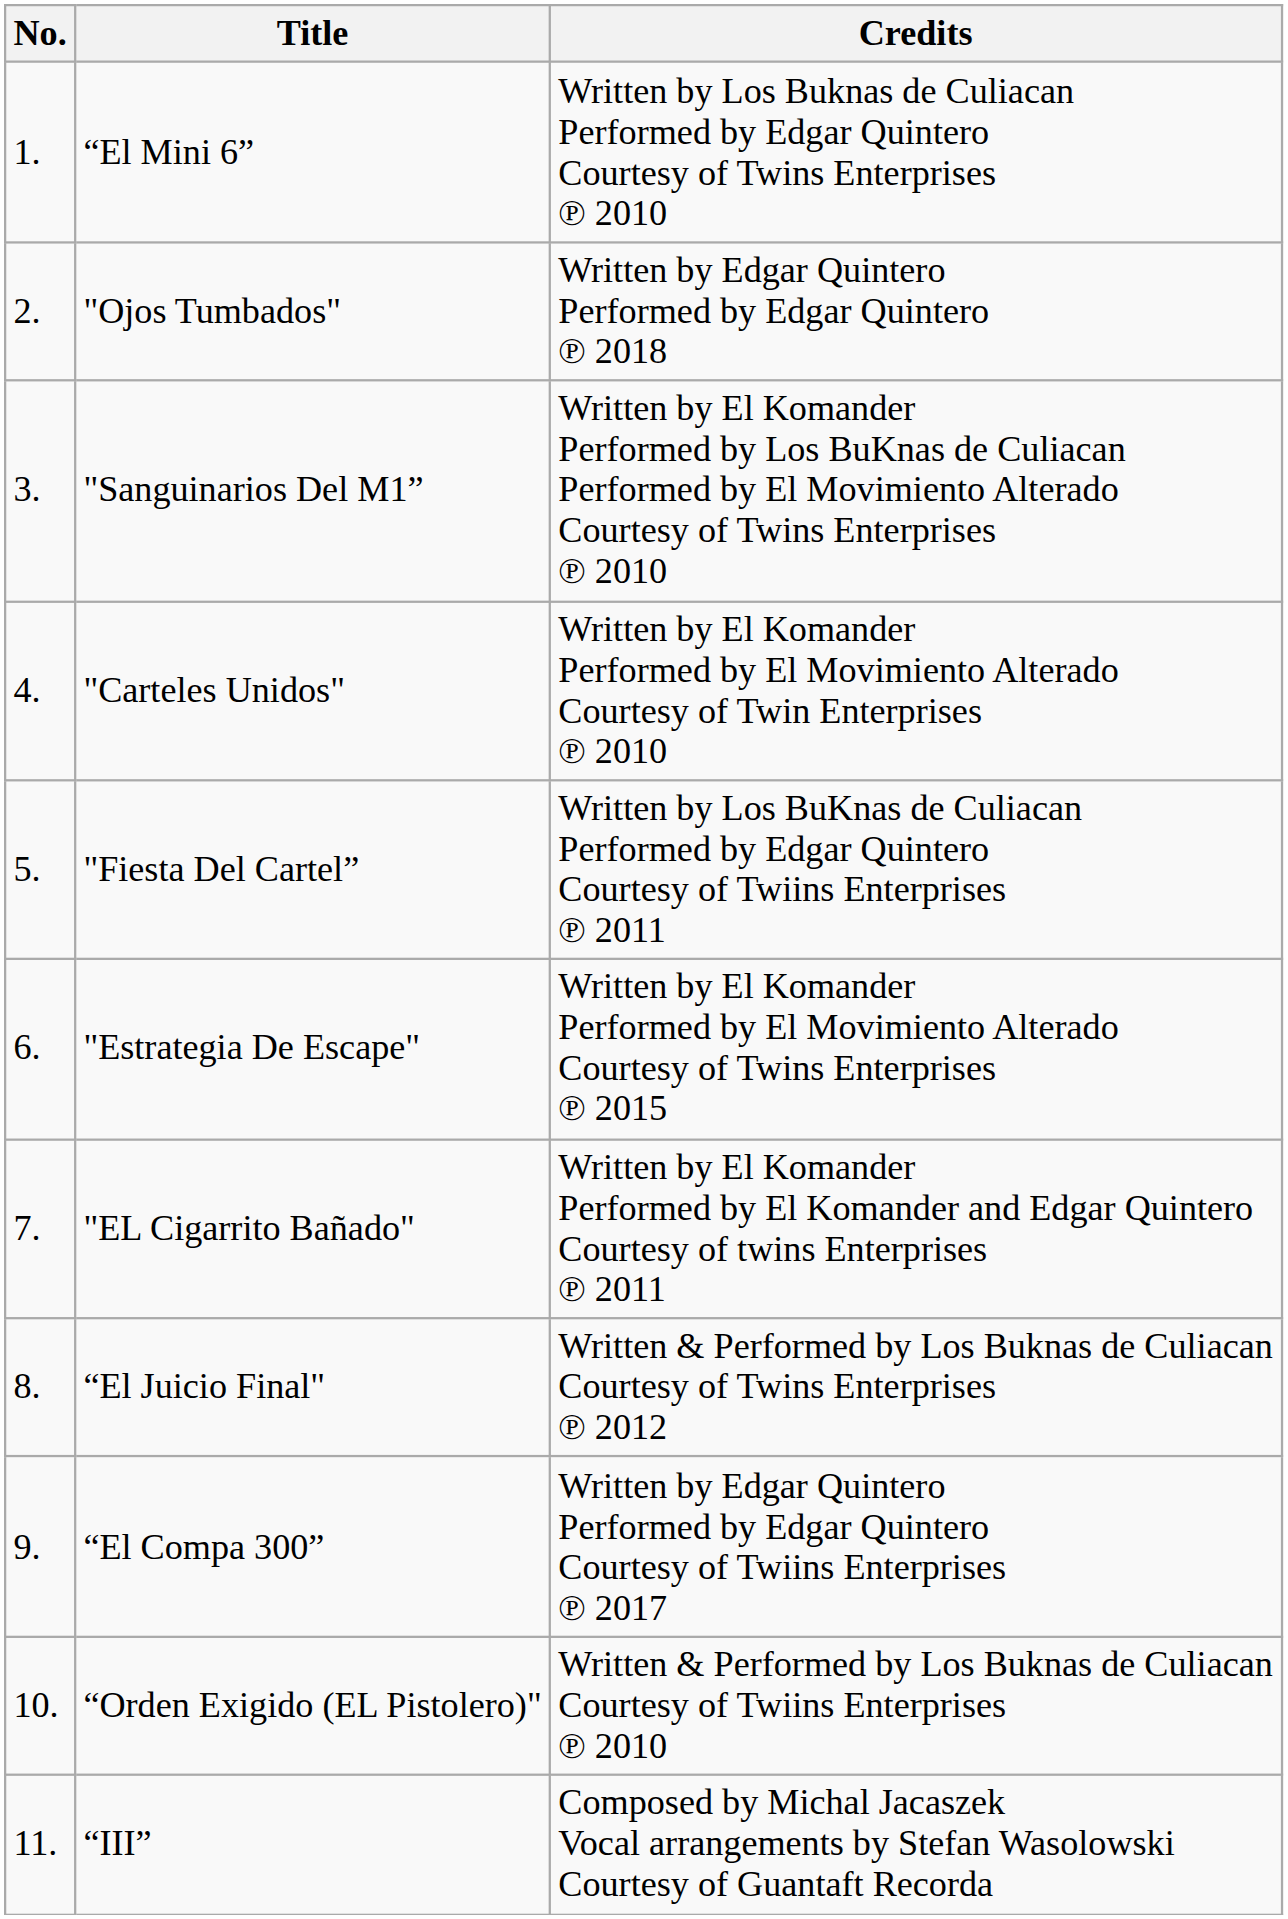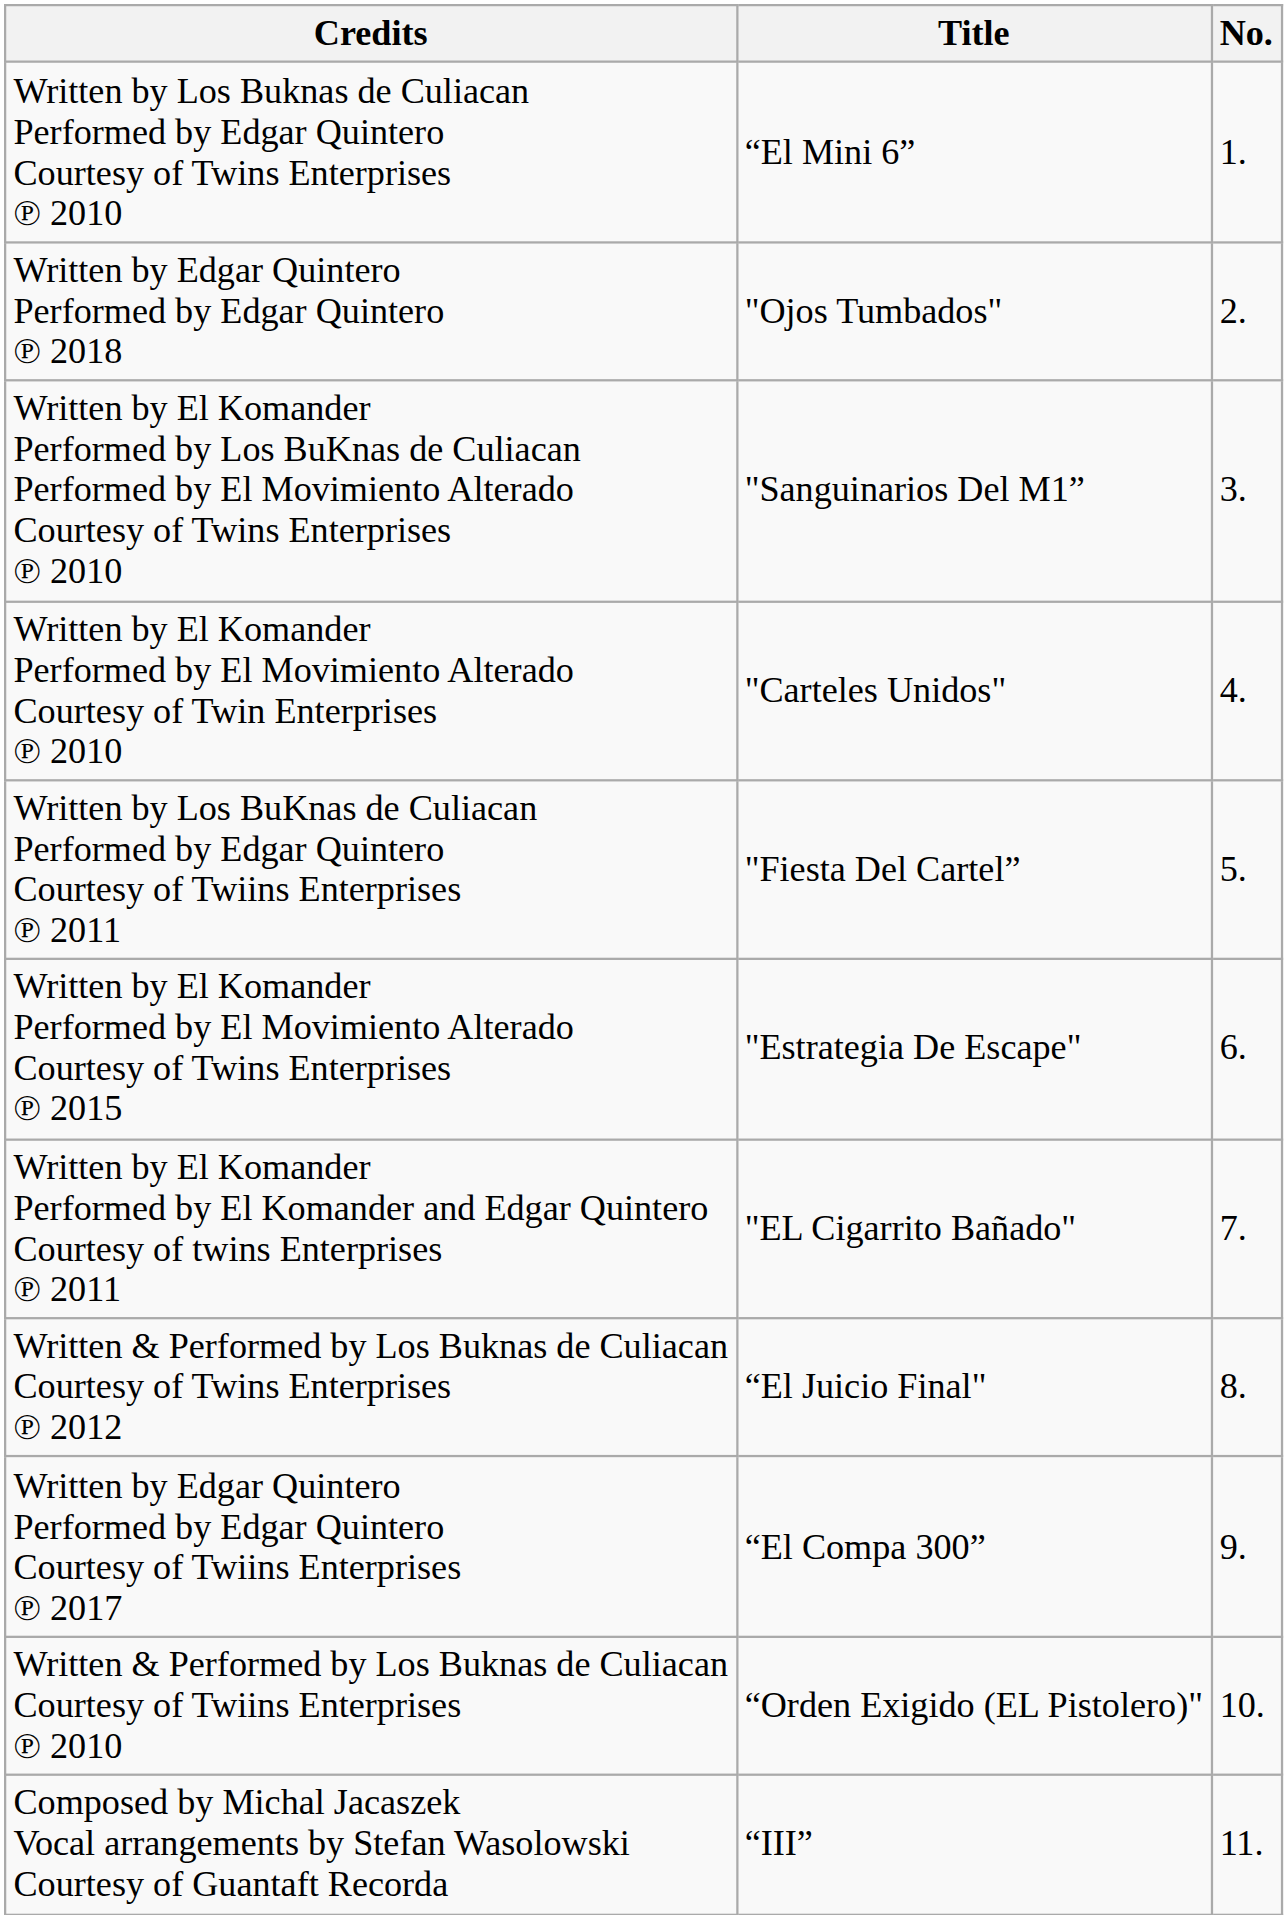columns swapped: (40, 33) <-> (916, 33)
